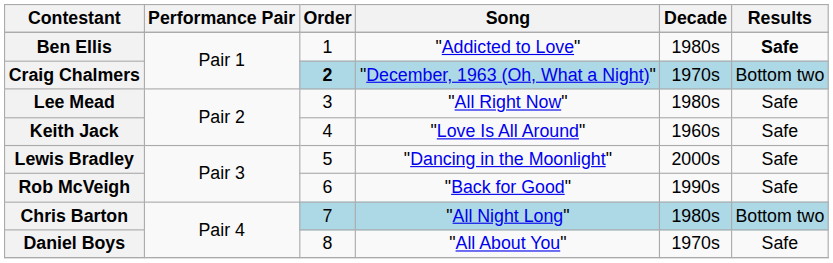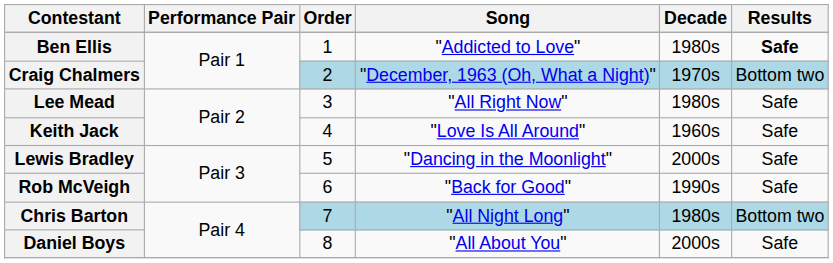(328, 74) bold -> (328, 74) normal
(696, 243) 1970s -> (696, 243) 2000s
